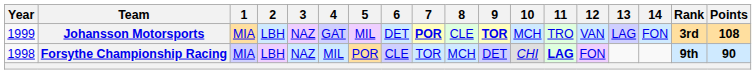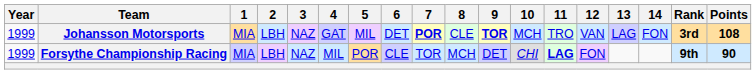(21, 53) 1998 -> (21, 53) 1999
